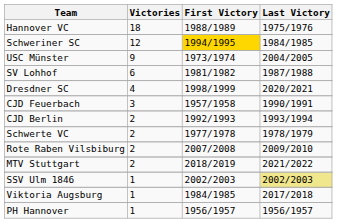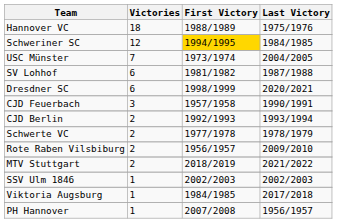(132, 58) 9 -> (132, 58) 7
(132, 88) 4 -> (132, 88) 6
(210, 149) 2007/2008 -> (210, 149) 1956/1957
(288, 180) khaki background -> (288, 180) no background
(210, 210) 1956/1957 -> (210, 210) 2007/2008
